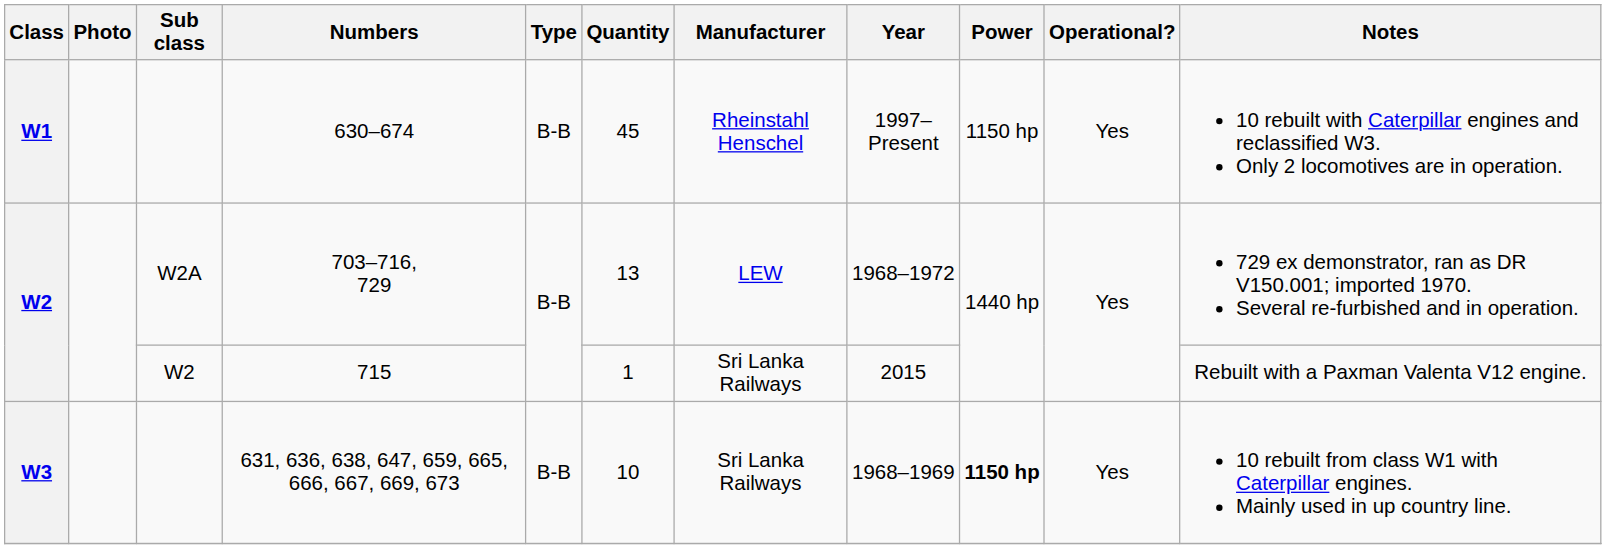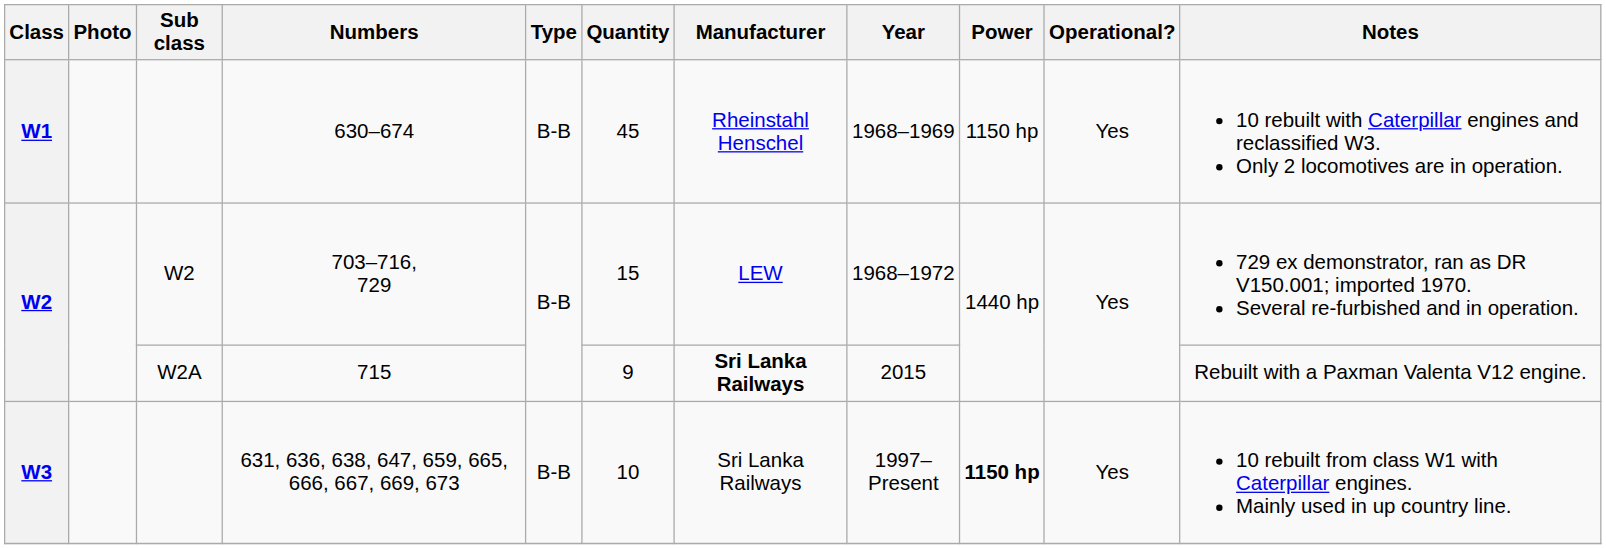(903, 131) 1997–Present -> (903, 131) 1968–1969
(179, 273) W2A -> (179, 273) W2
(628, 273) 13 -> (628, 273) 15
(179, 372) W2 -> (179, 372) W2A
(628, 372) 1 -> (628, 372) 9
(761, 372) normal -> (761, 372) bold
(903, 471) 1968–1969 -> (903, 471) 1997–Present
